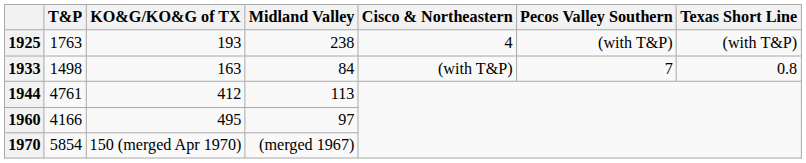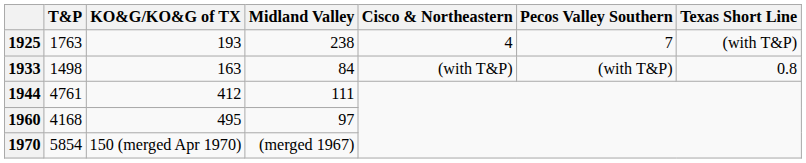(635, 42) (with T&P) -> (669, 42) 7
(669, 68) 7 -> (635, 68) (with T&P)
(343, 94) 113 -> (343, 94) 111
(66, 119) 4166 -> (66, 119) 4168
